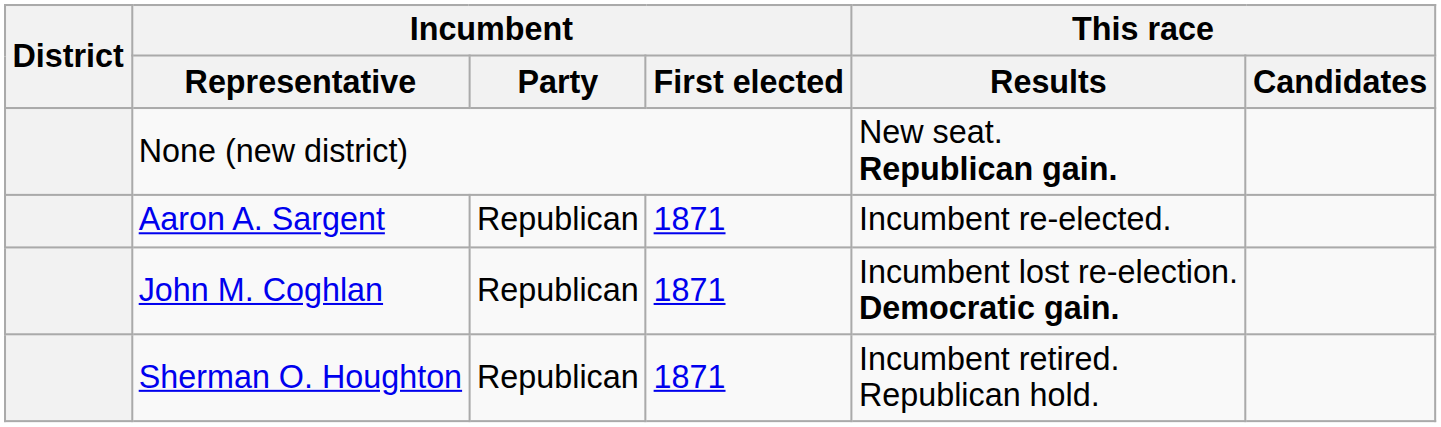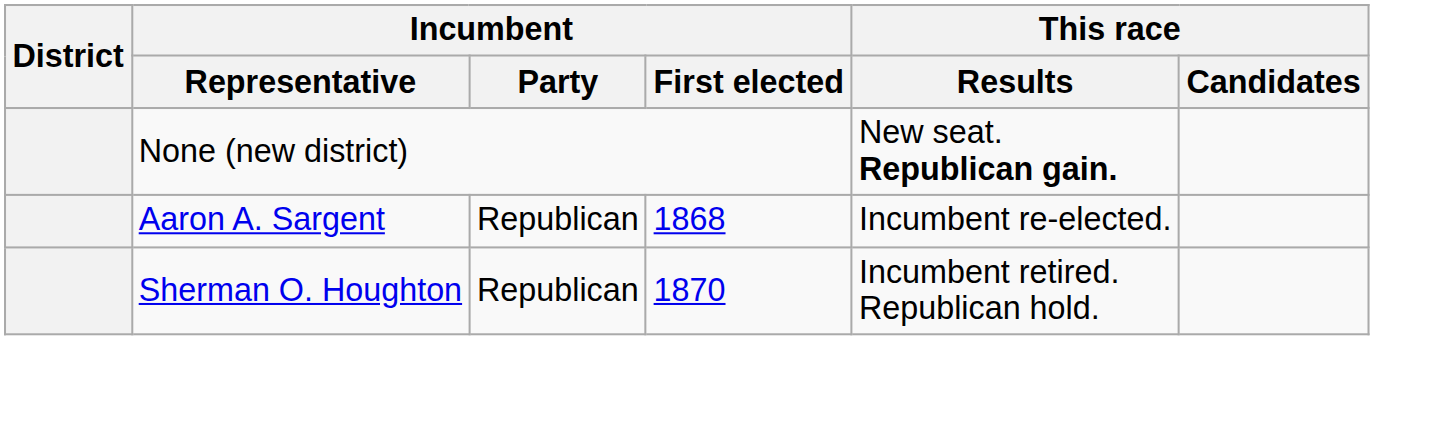(690, 220) 1871 -> (690, 220) 1868
- row: (261, 289)
(690, 377) 1871 -> (690, 289) 1870
